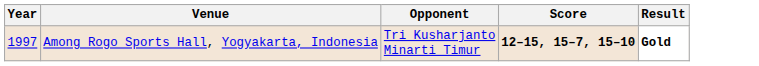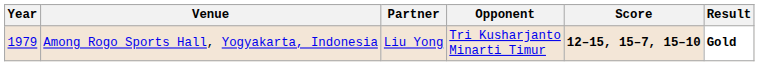+ column: (414, 15)
(22, 43) 1997 -> (22, 43) 1979
